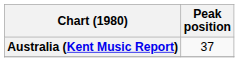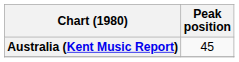(207, 47) 37 -> (207, 47) 45
